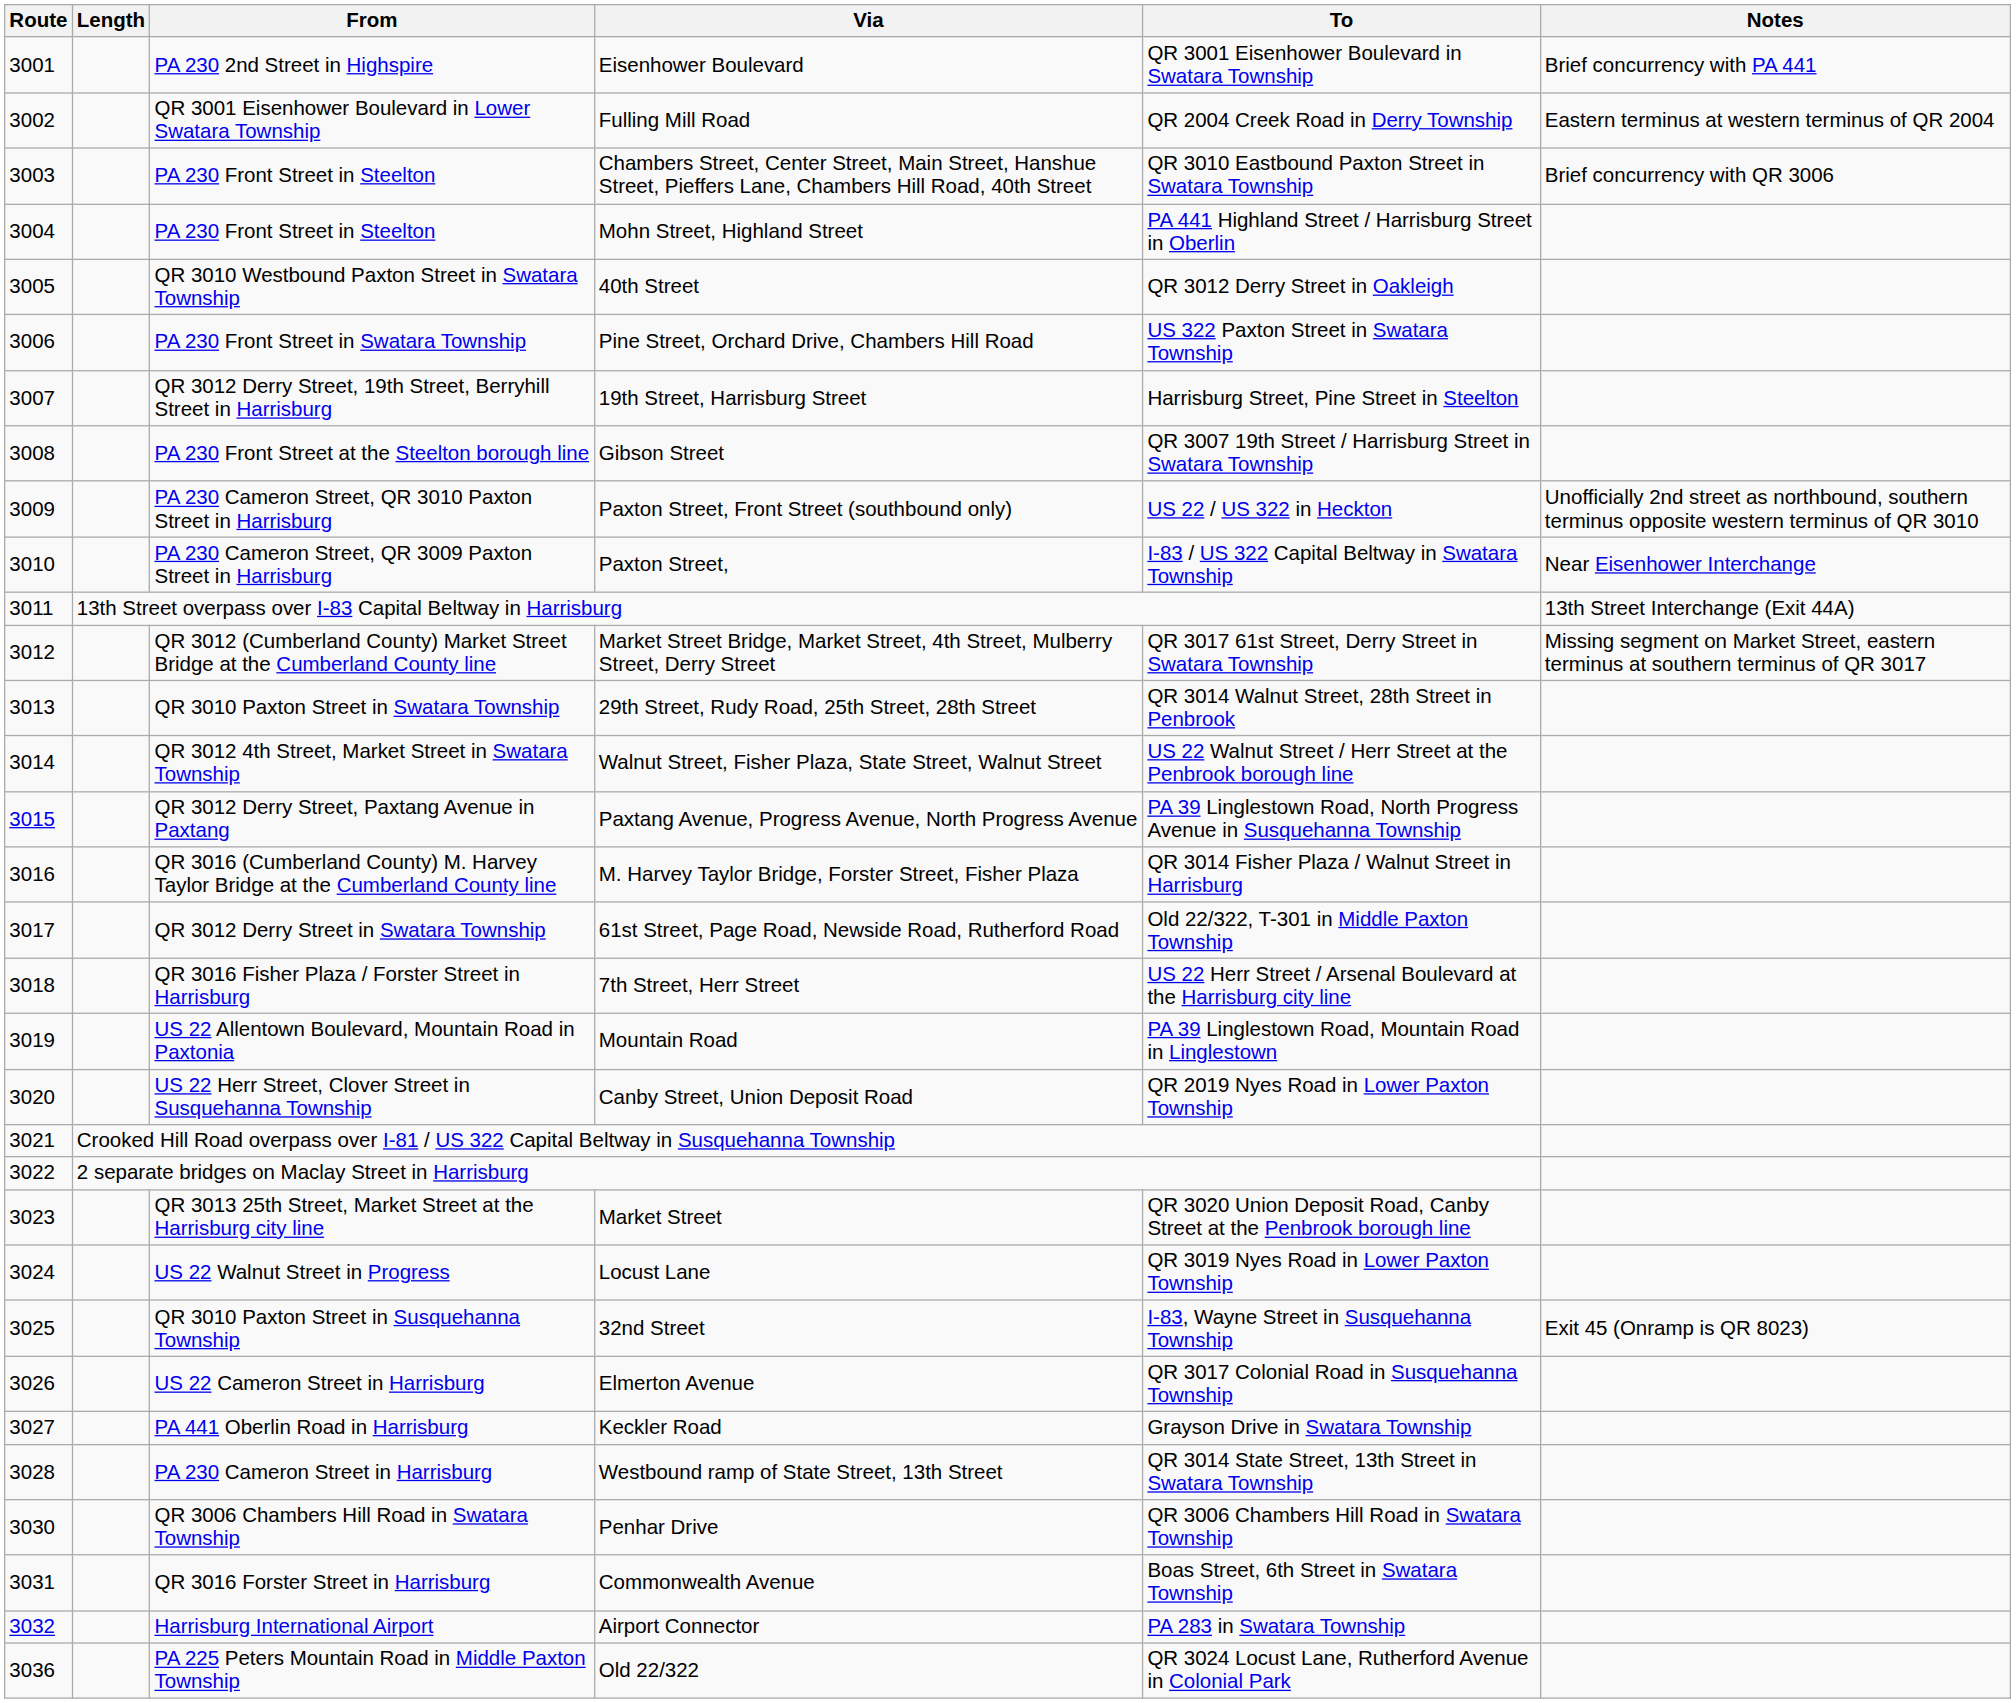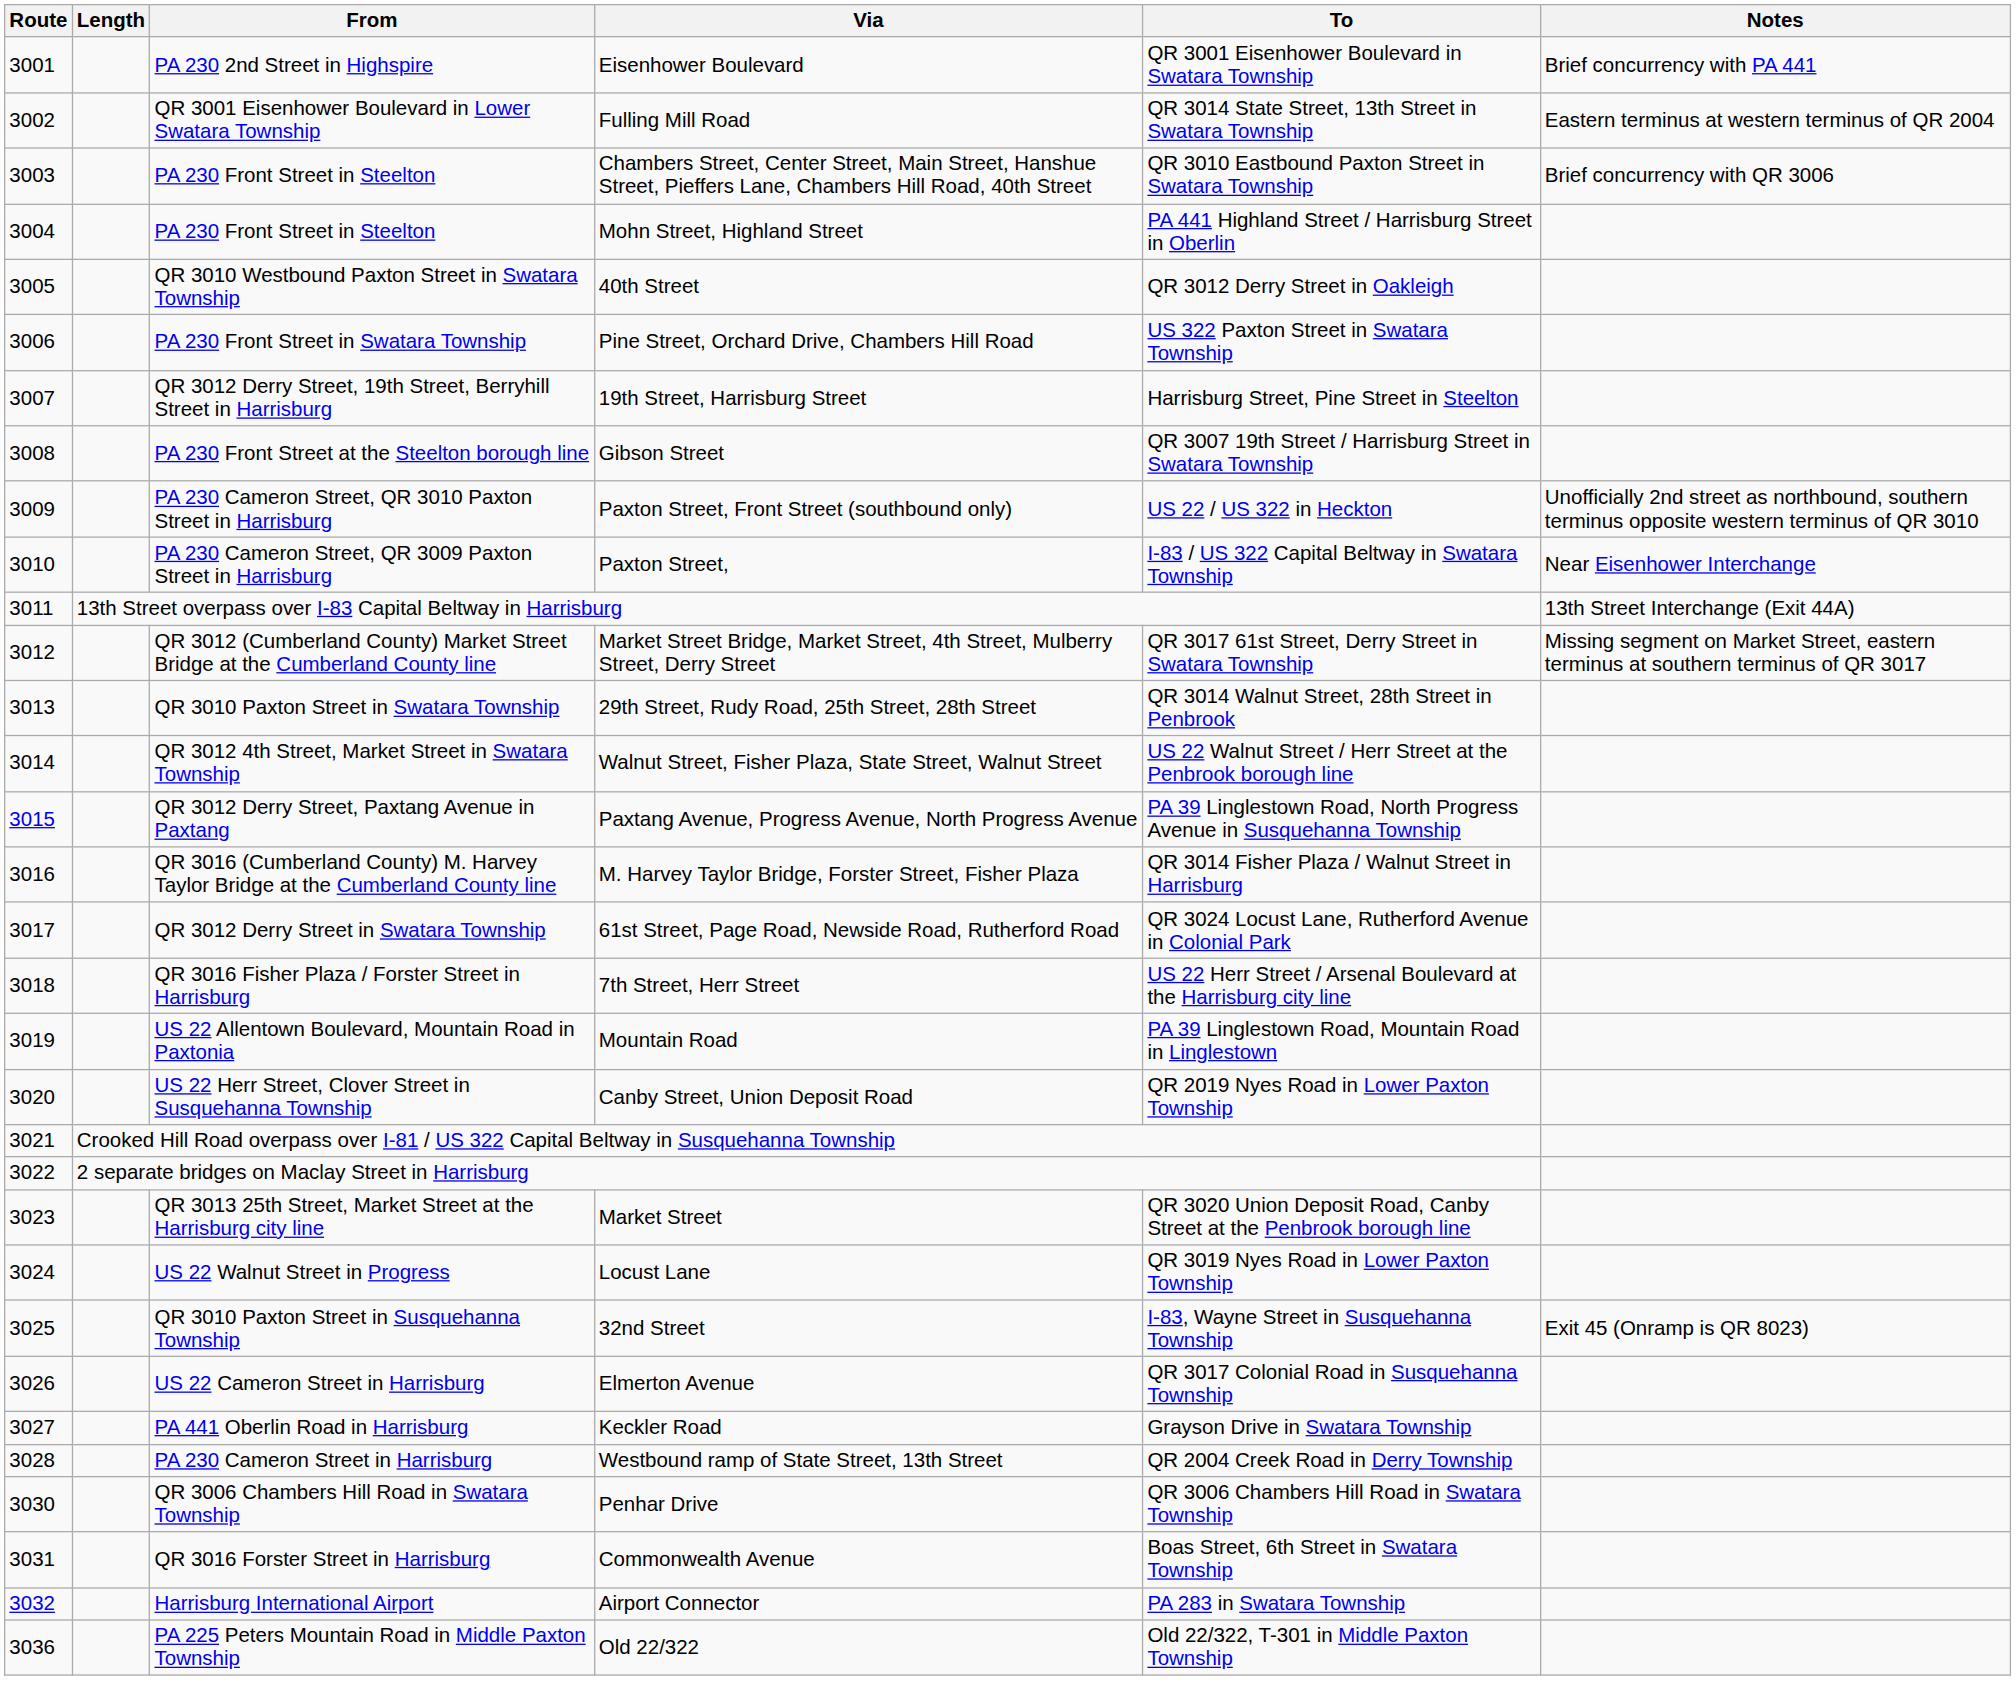(1330, 120) QR 2004 Creek Road in Derry Township -> (1312, 120) QR 3014 State Street, 13th Street in Swatara Township
(1308, 930) Old 22/322, T-301 in Middle Paxton Township -> (1338, 930) QR 3024 Locust Lane, Rutherford Avenue in Colonial Park
(1312, 1471) QR 3014 State Street, 13th Street in Swatara Township -> (1330, 1460) QR 2004 Creek Road in Derry Township
(1338, 1670) QR 3024 Locust Lane, Rutherford Avenue in Colonial Park -> (1308, 1647) Old 22/322, T-301 in Middle Paxton Township
